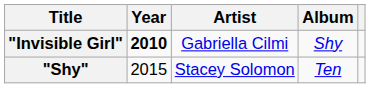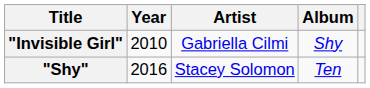(149, 43) bold -> (149, 43) normal
(149, 69) 2015 -> (149, 69) 2016
